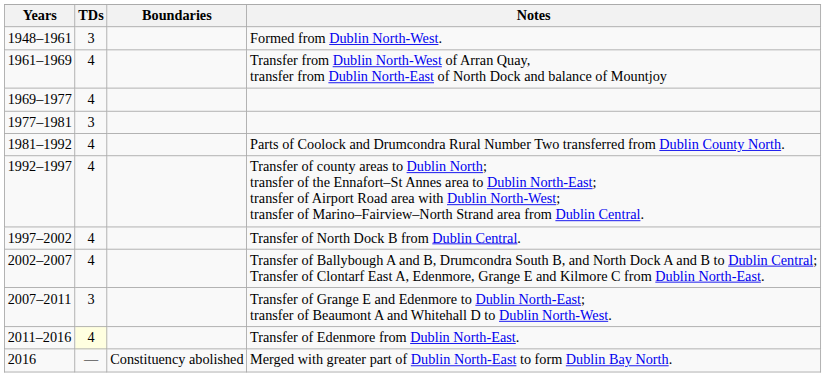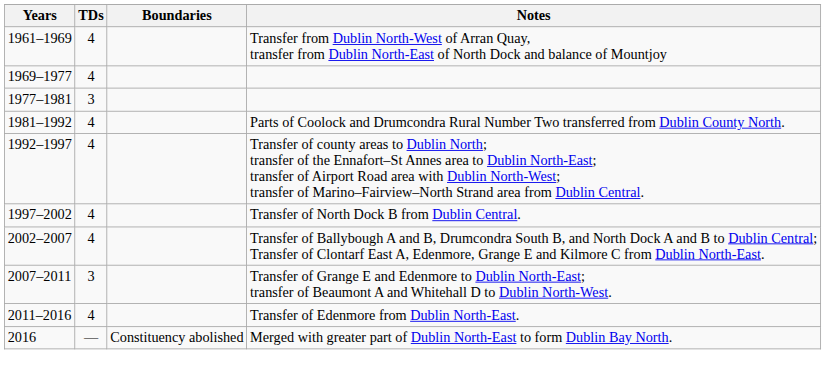- row: (40, 38)
(91, 337) lightyellow background -> (91, 315) no background
